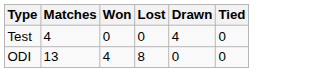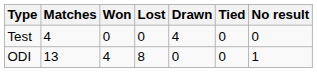+ column: (280, 15)
